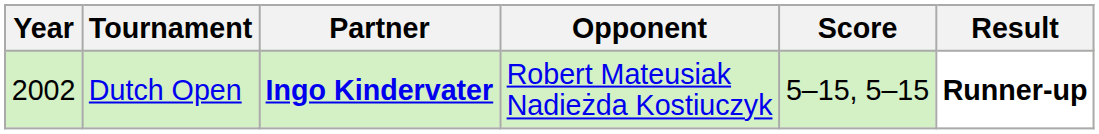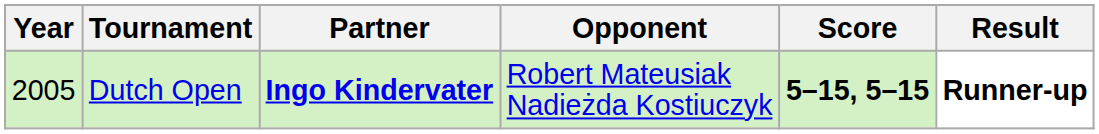(44, 89) 2002 -> (44, 89) 2005
(858, 89) normal -> (858, 89) bold
